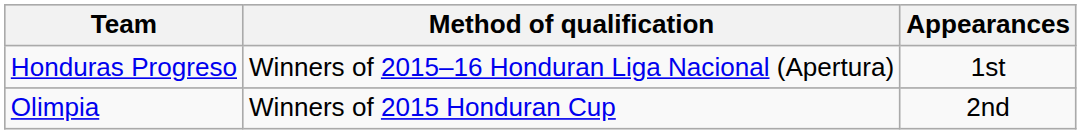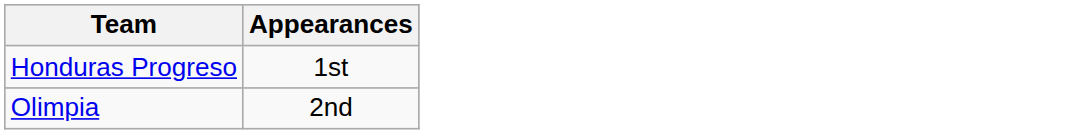- column: (572, 25)
